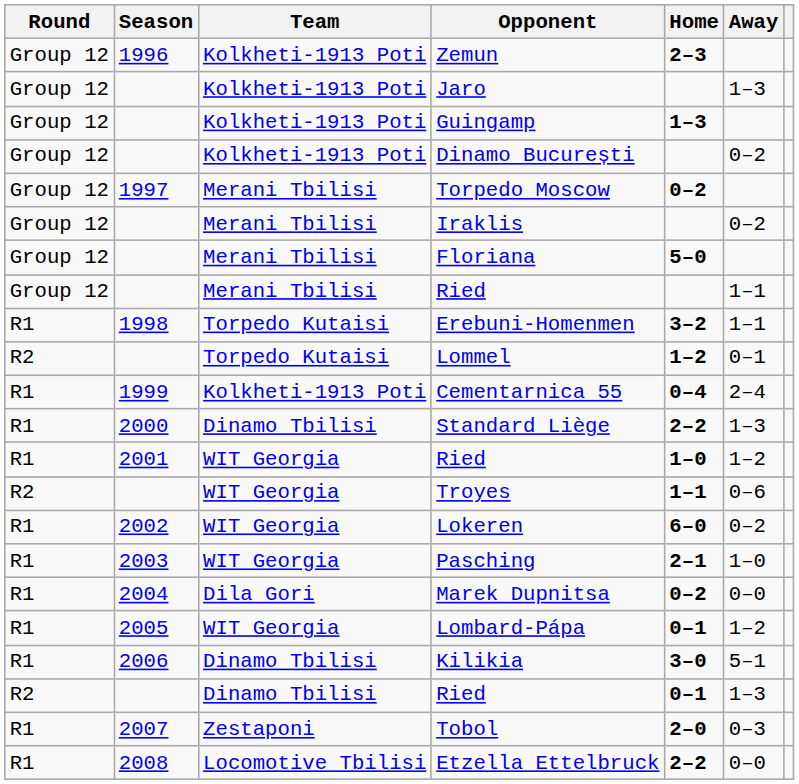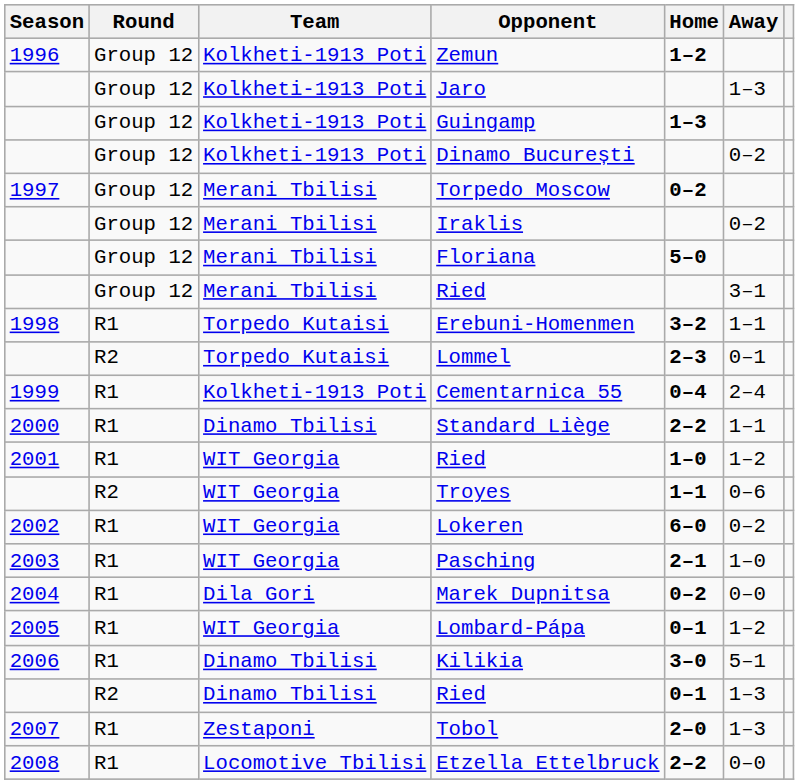columns swapped: (156, 22) <-> (59, 22)
(688, 55) 2–3 -> (688, 55) 1–2
(747, 291) 1–1 -> (747, 291) 3–1
(688, 359) 1–2 -> (688, 359) 2–3
(747, 426) 1–3 -> (747, 426) 1–1
(747, 729) 0–3 -> (747, 729) 1–3
